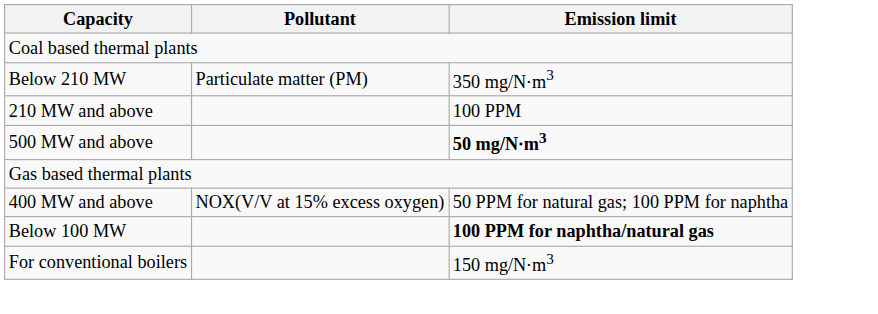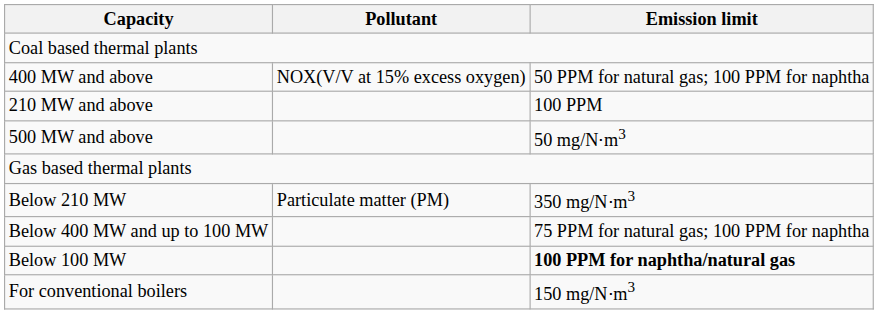rows swapped: (68, 79) <-> (81, 202)
(500, 142) bold -> (580, 137) normal
+ row: (139, 231)
